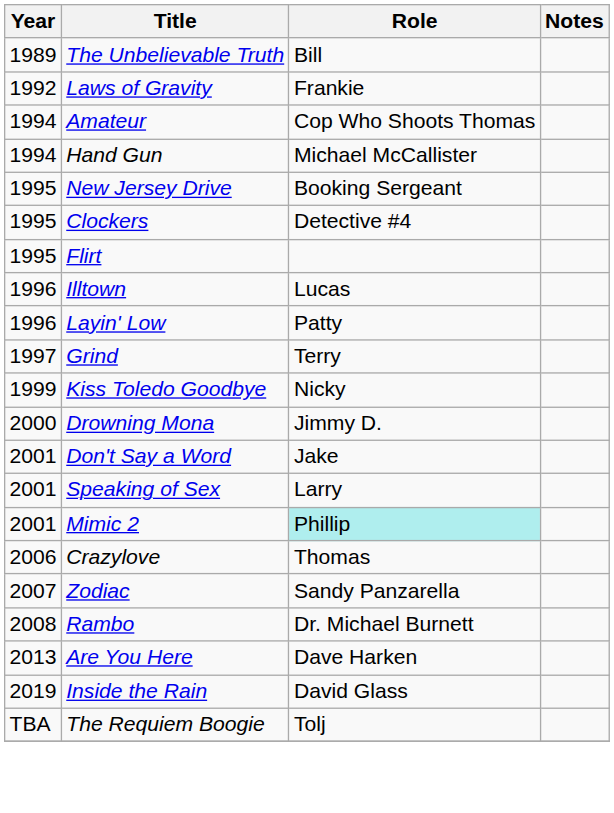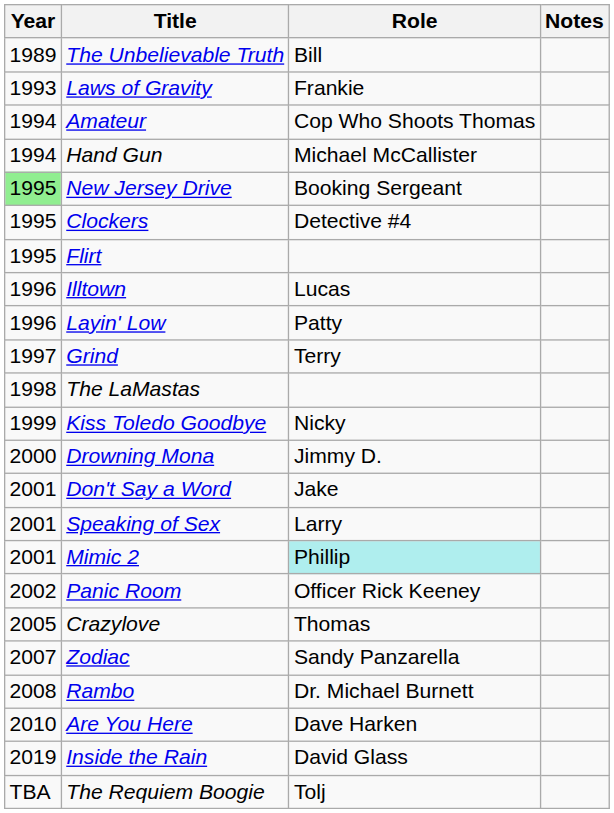(33, 88) 1992 -> (33, 88) 1993
(33, 188) no background -> (33, 188) lightgreen background
+ row: (133, 389)
+ row: (124, 590)
(33, 557) 2006 -> (33, 624) 2005
(33, 657) 2013 -> (33, 724) 2010
